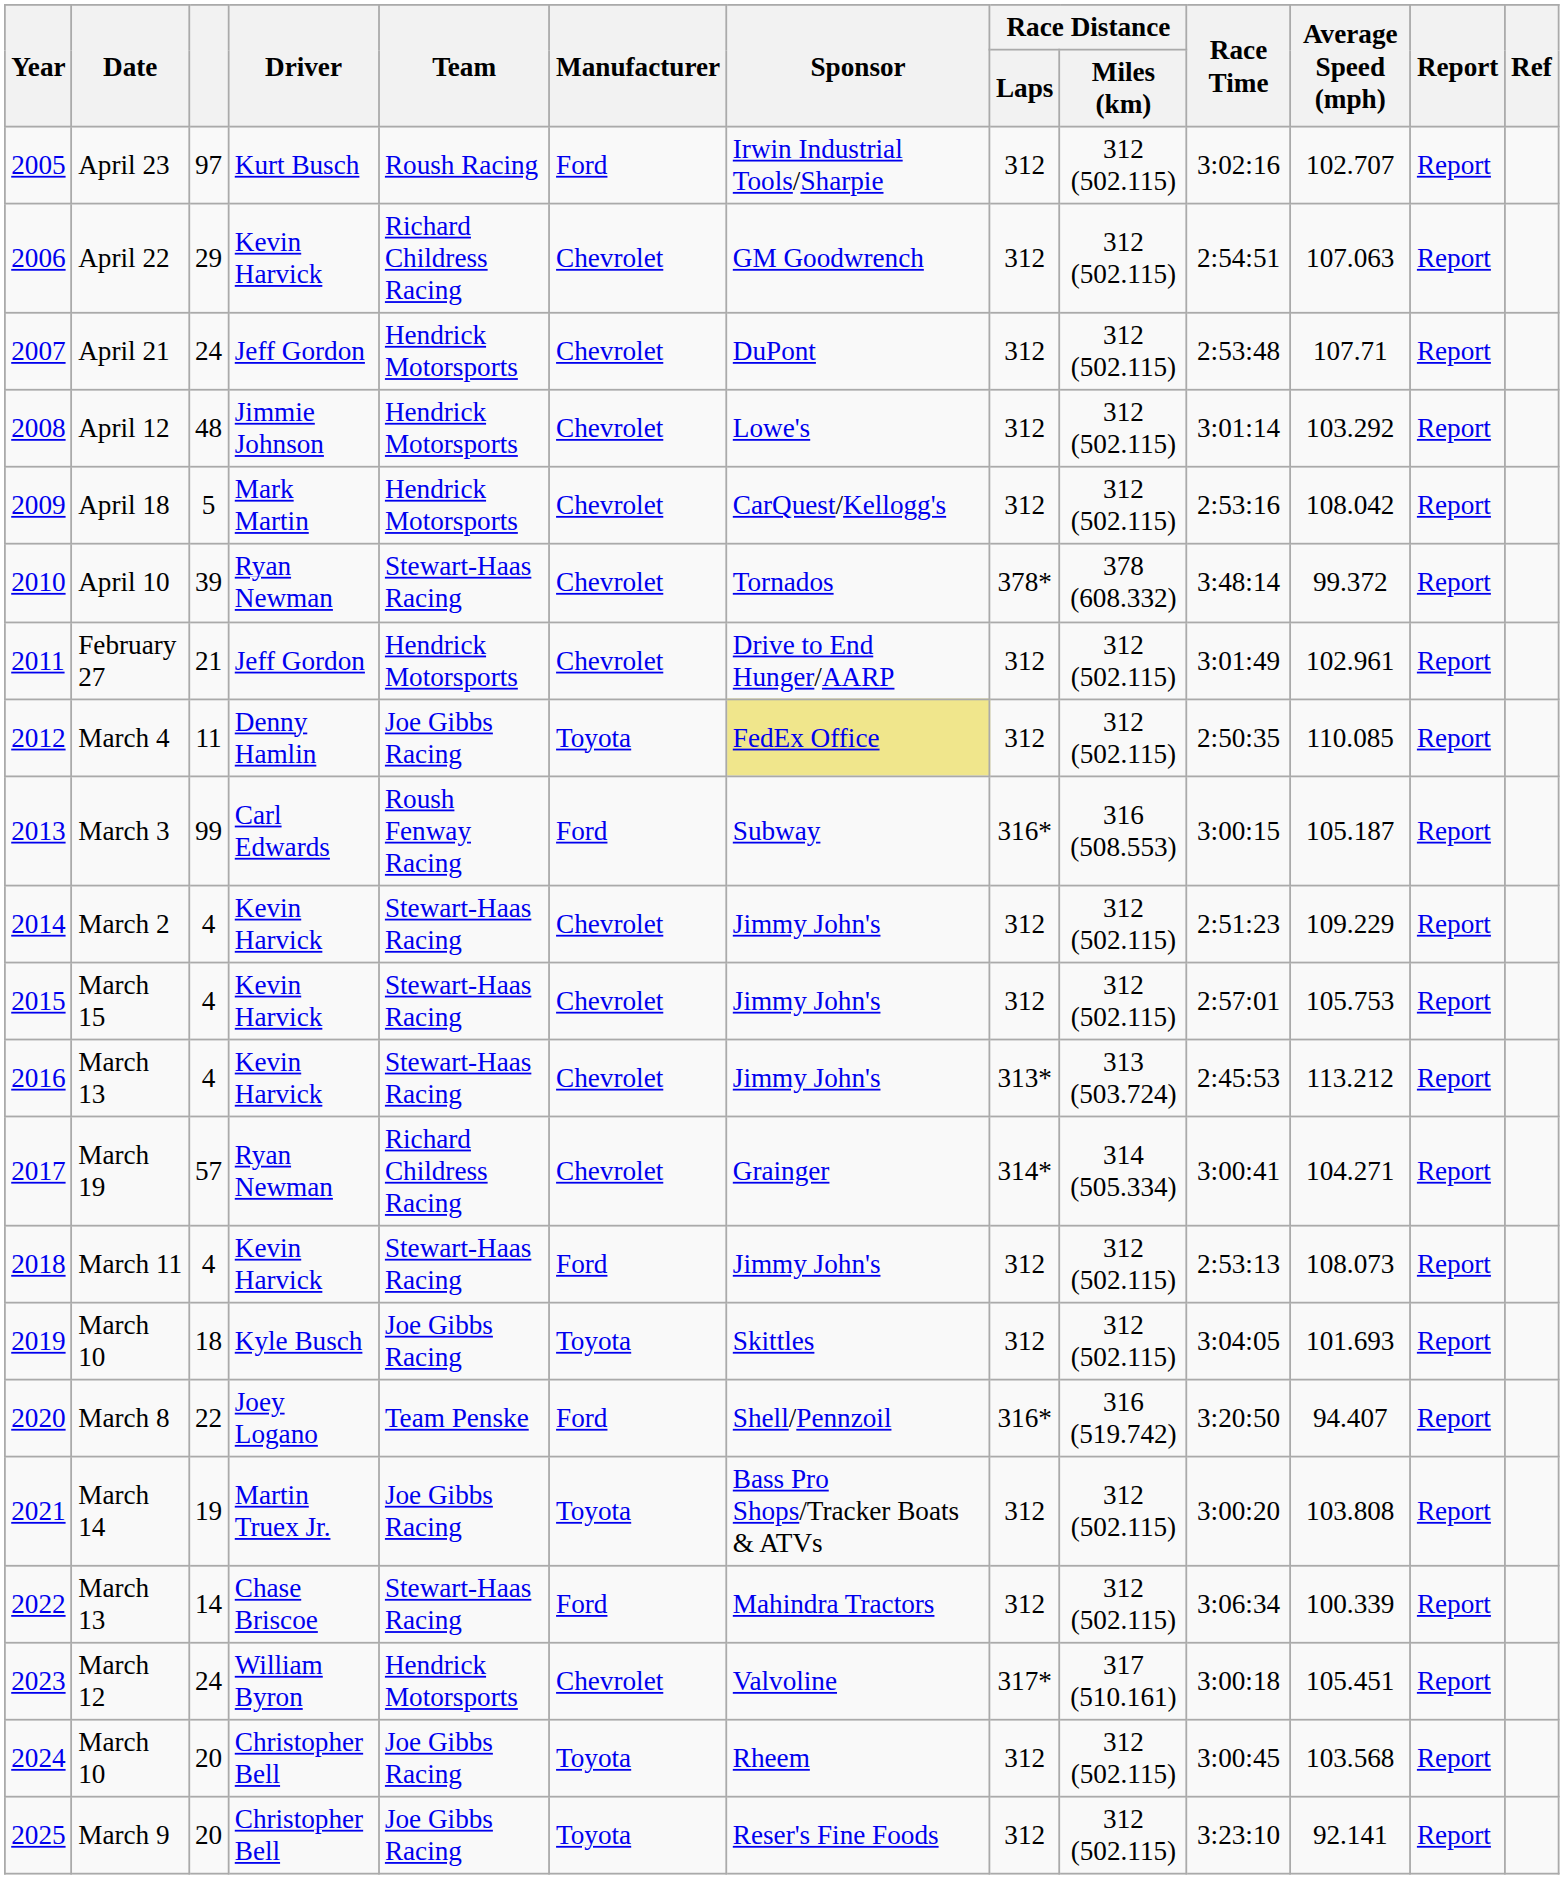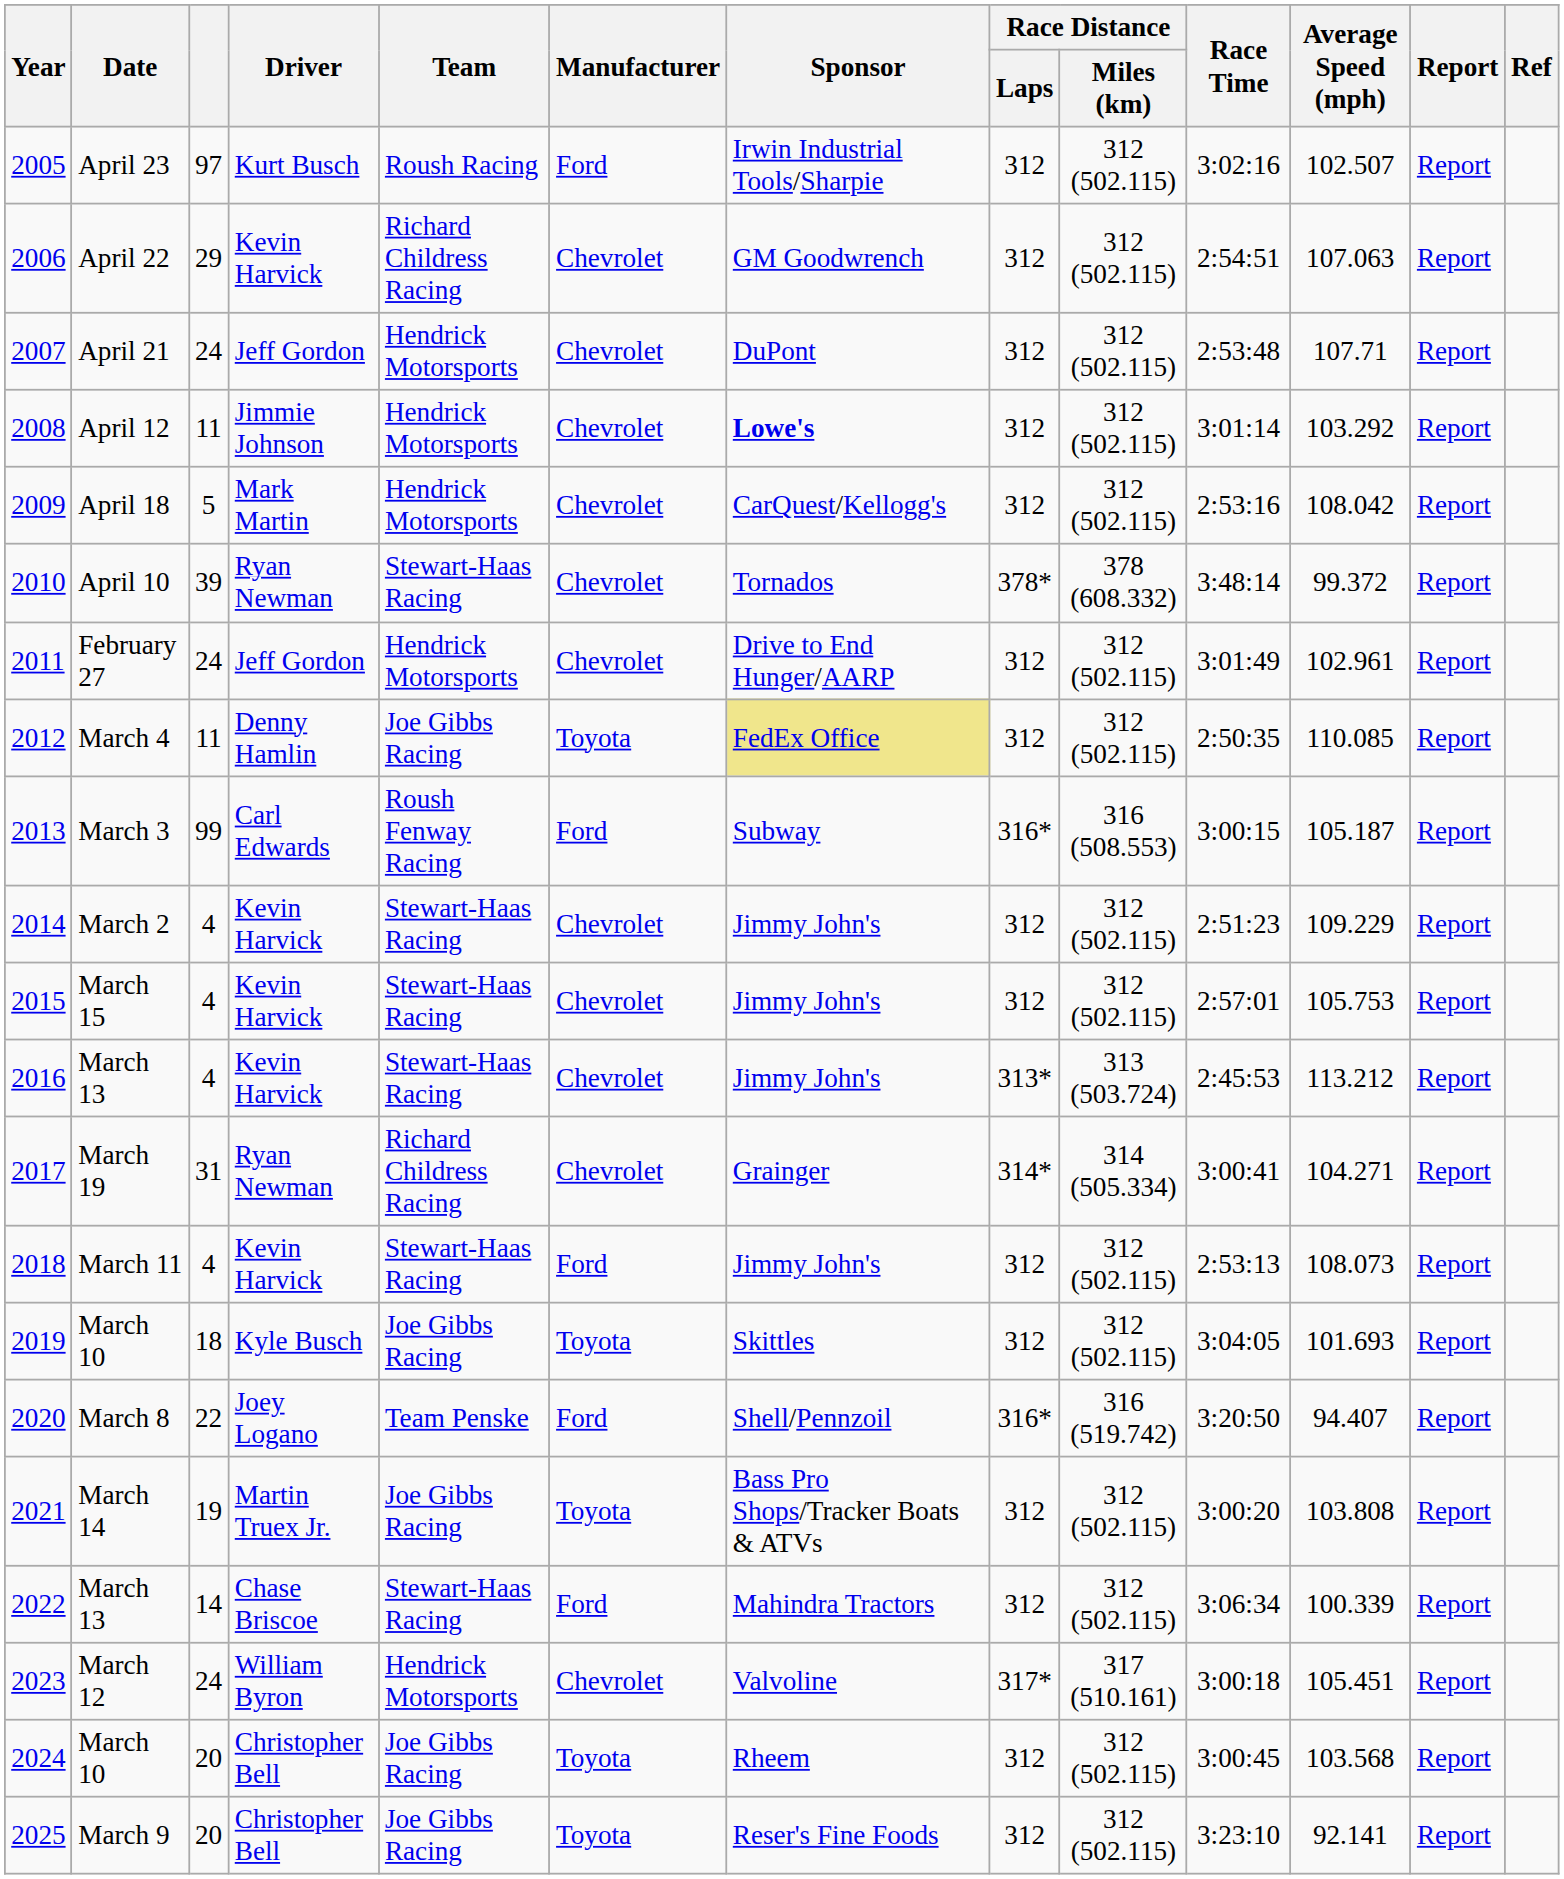(1350, 165) 102.707 -> (1350, 165) 102.507
(209, 428) 48 -> (209, 428) 11
(772, 428) normal -> (774, 428) bold
(209, 659) 21 -> (209, 659) 24
(209, 1170) 57 -> (209, 1170) 31
